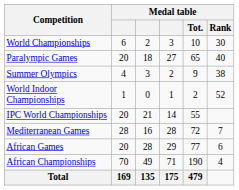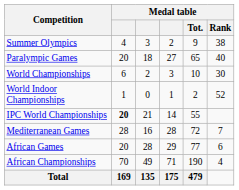rows swapped: (42, 74) <-> (48, 43)
(124, 116) normal -> (124, 116) bold
